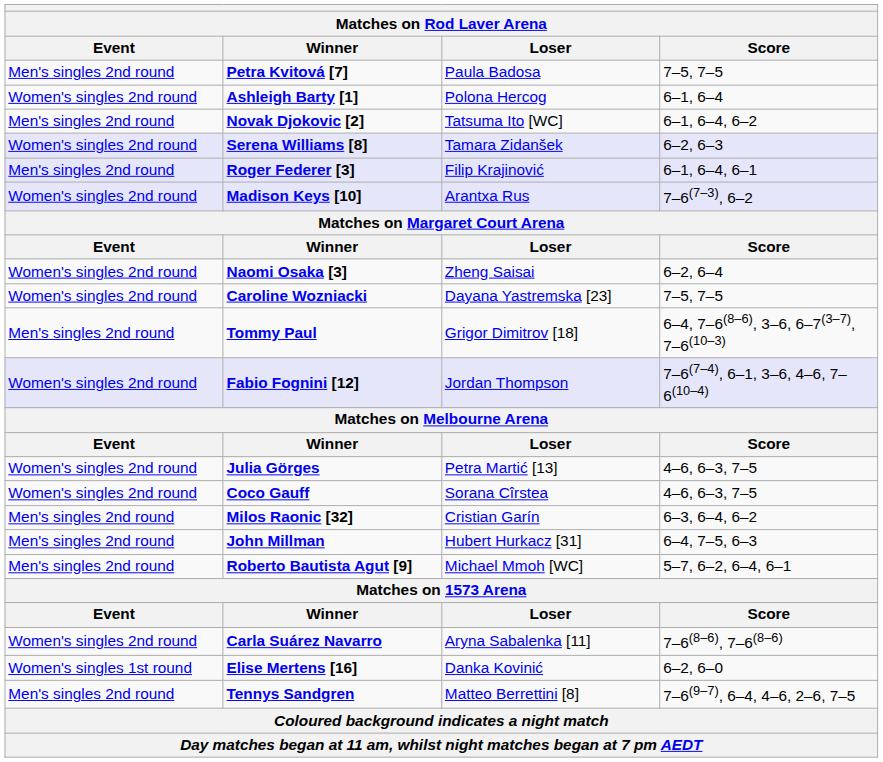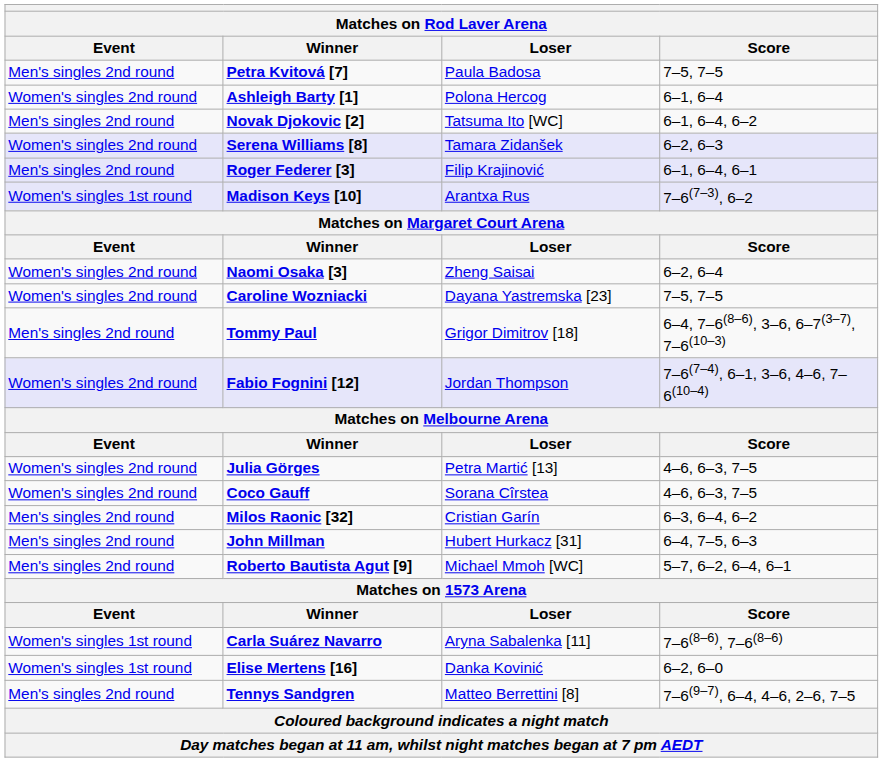(103, 196) Women's singles 2nd round -> (100, 196) Women's singles 1st round
(103, 641) Women's singles 2nd round -> (100, 641) Women's singles 1st round
